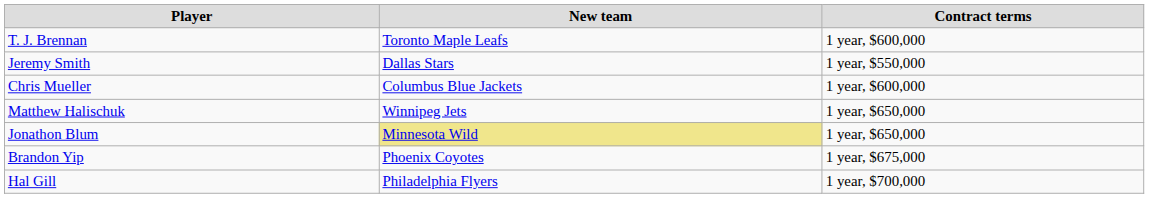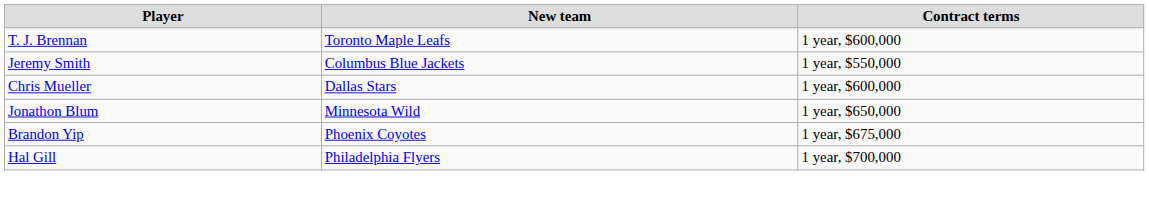(418, 63) Dallas Stars -> (395, 63) Columbus Blue Jackets
(452, 87) Columbus Blue Jackets -> (360, 87) Dallas Stars
- row: (66, 110)
(430, 134) khaki background -> (372, 110) no background
